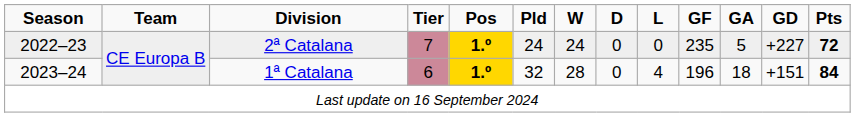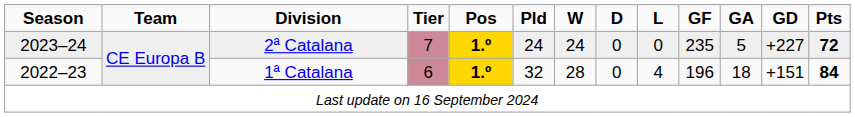(53, 45) 2022–23 -> (53, 45) 2023–24
(53, 72) 2023–24 -> (53, 72) 2022–23
